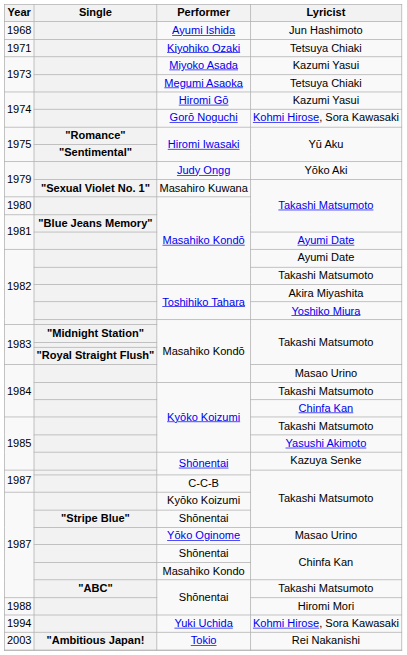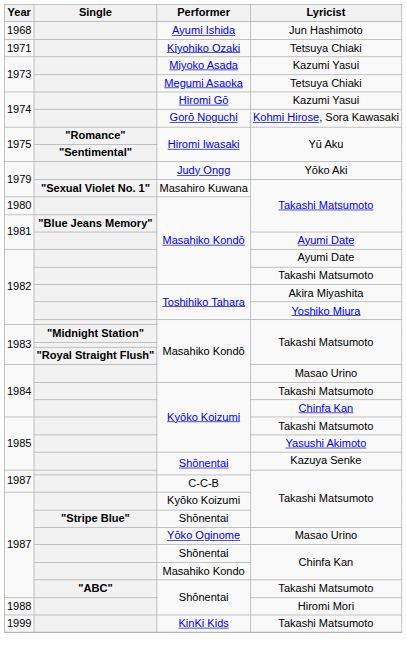- row: (19, 623)
+ row: (19, 623)
- row: (19, 641)
